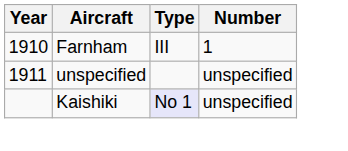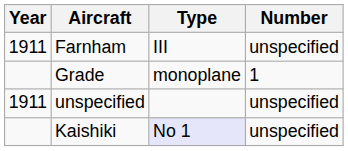(28, 46) 1910 -> (28, 46) 1911
(208, 46) 1 -> (294, 46) unspecified
+ row: (80, 74)
